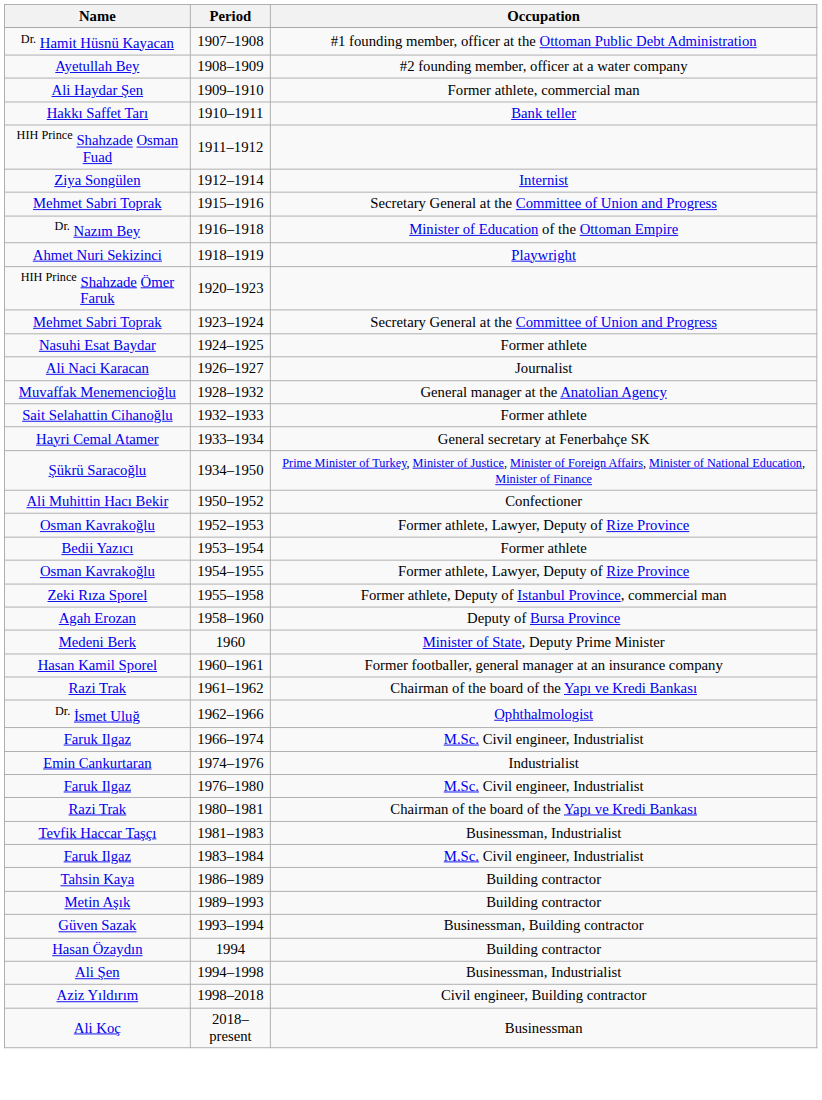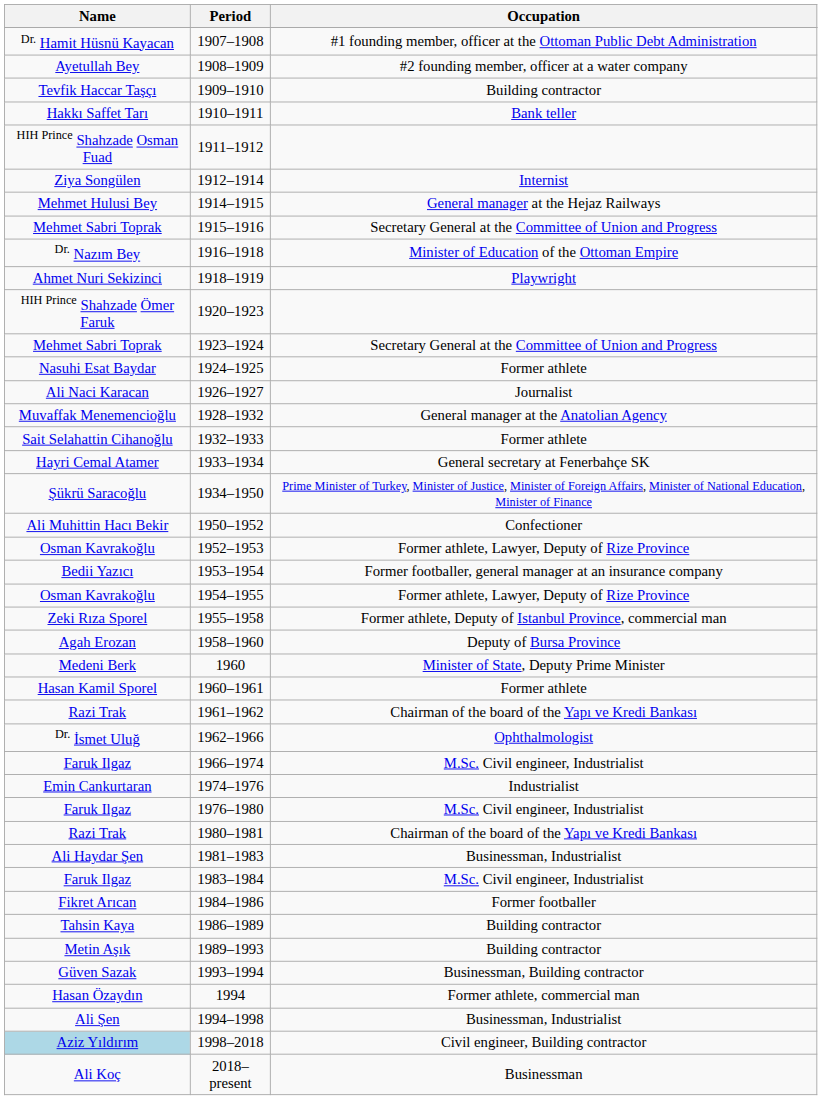(97, 90) Ali Haydar Şen -> (97, 90) Tevfik Haccar Taşçı
(544, 90) Former athlete, commercial man -> (544, 90) Building contractor
+ row: (230, 204)
(544, 548) Former athlete -> (544, 572) Former footballer, general manager at an insurance company
(544, 665) Former footballer, general manager at an insurance company -> (544, 688) Former athlete
(97, 832) Tevfik Haccar Taşçı -> (97, 856) Ali Haydar Şen
+ row: (230, 902)
(544, 949) Building contractor -> (544, 996) Former athlete, commercial man
(97, 996) no background -> (97, 1042) lightblue background
